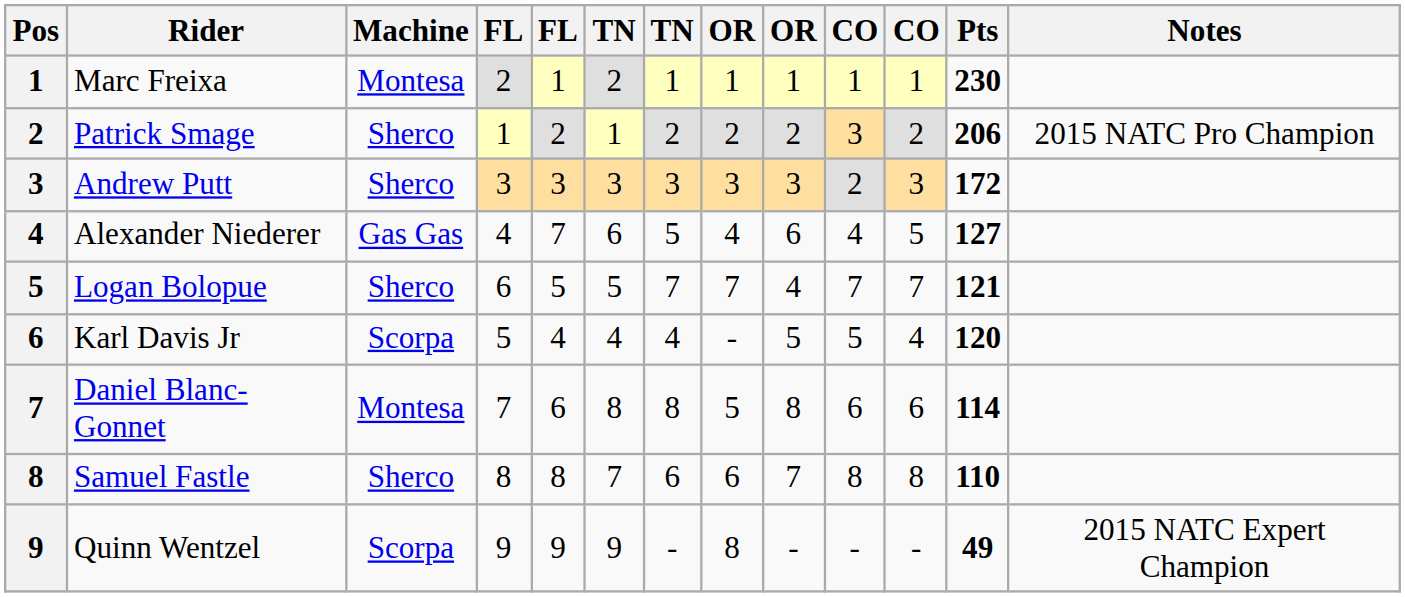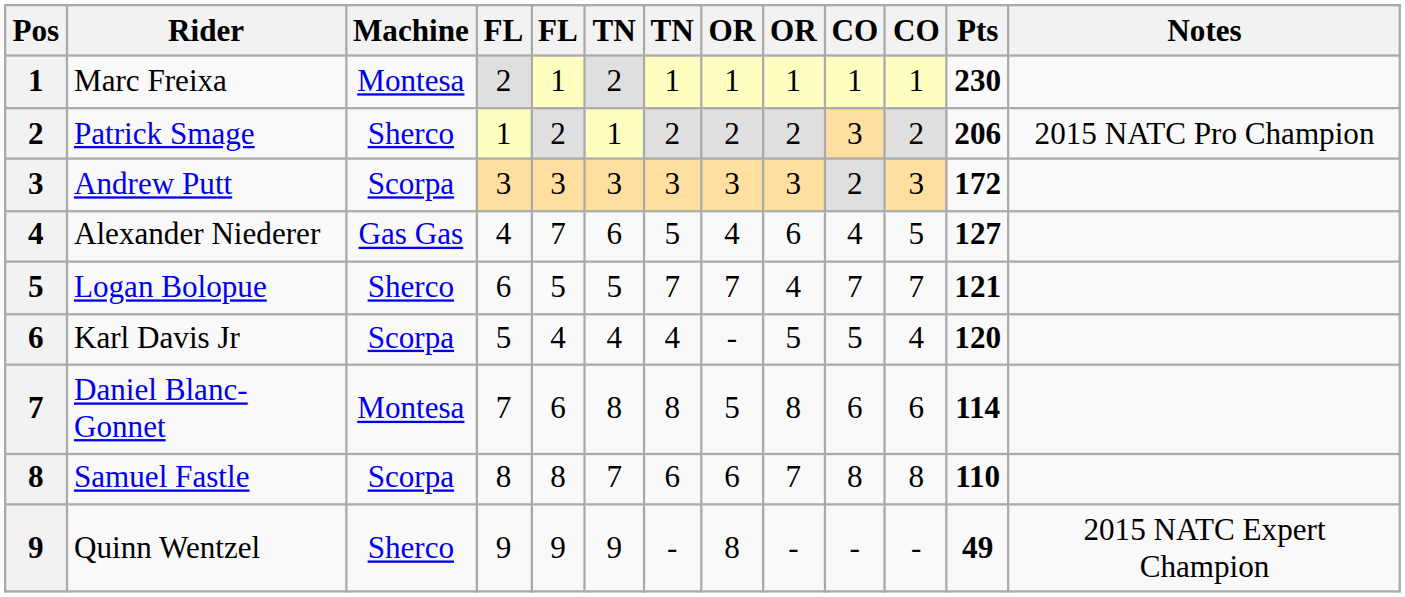(411, 183) Sherco -> (411, 183) Scorpa
(411, 477) Sherco -> (411, 477) Scorpa
(411, 547) Scorpa -> (411, 547) Sherco
